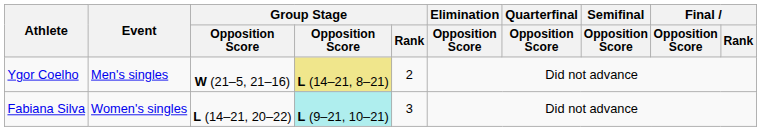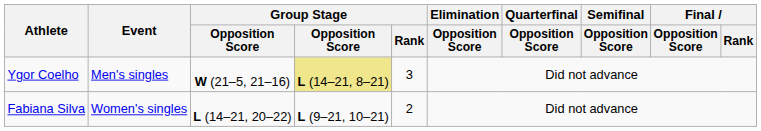(409, 75) 2 -> (409, 75) 3
(343, 116) paleturquoise background -> (343, 116) no background
(409, 109) 3 -> (409, 109) 2
